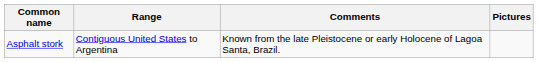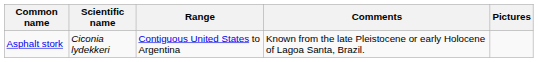+ column: (103, 17)
